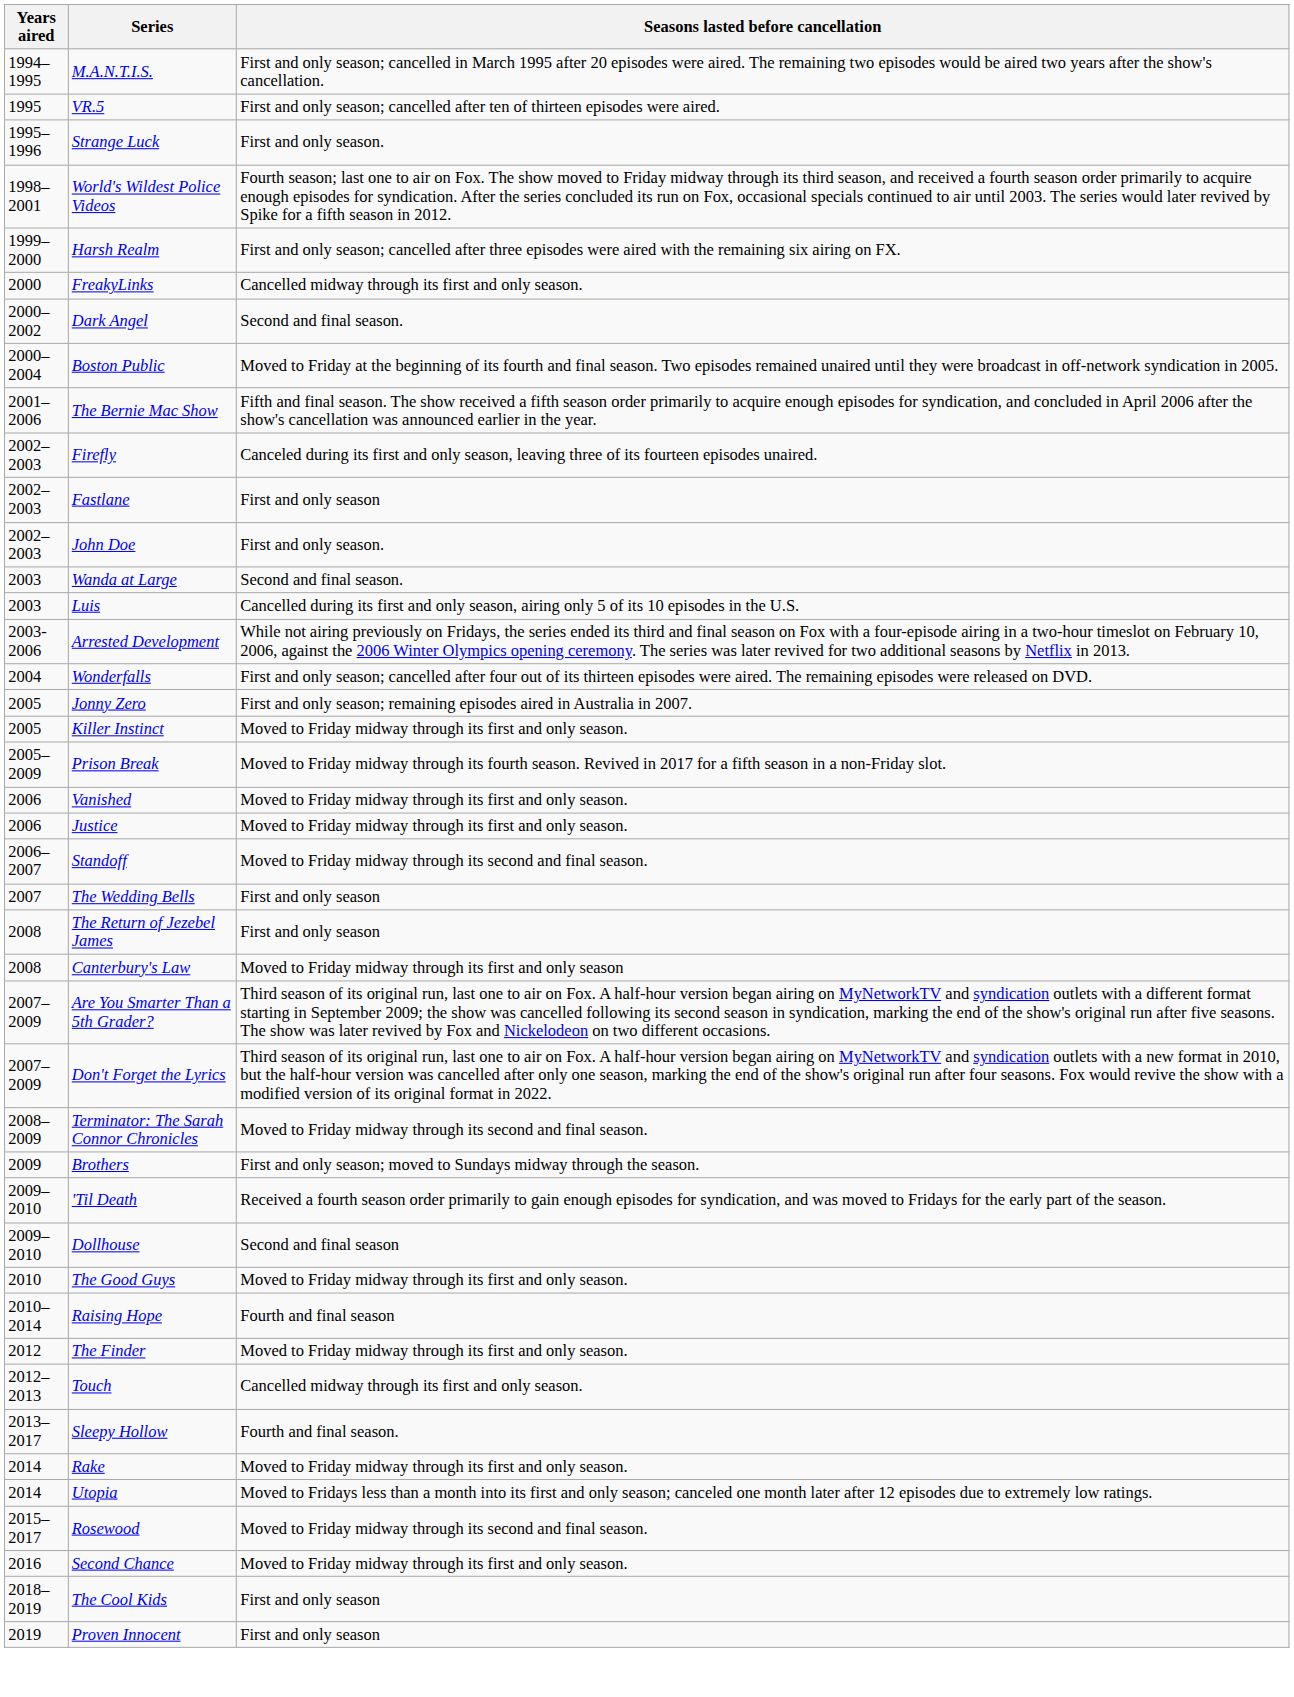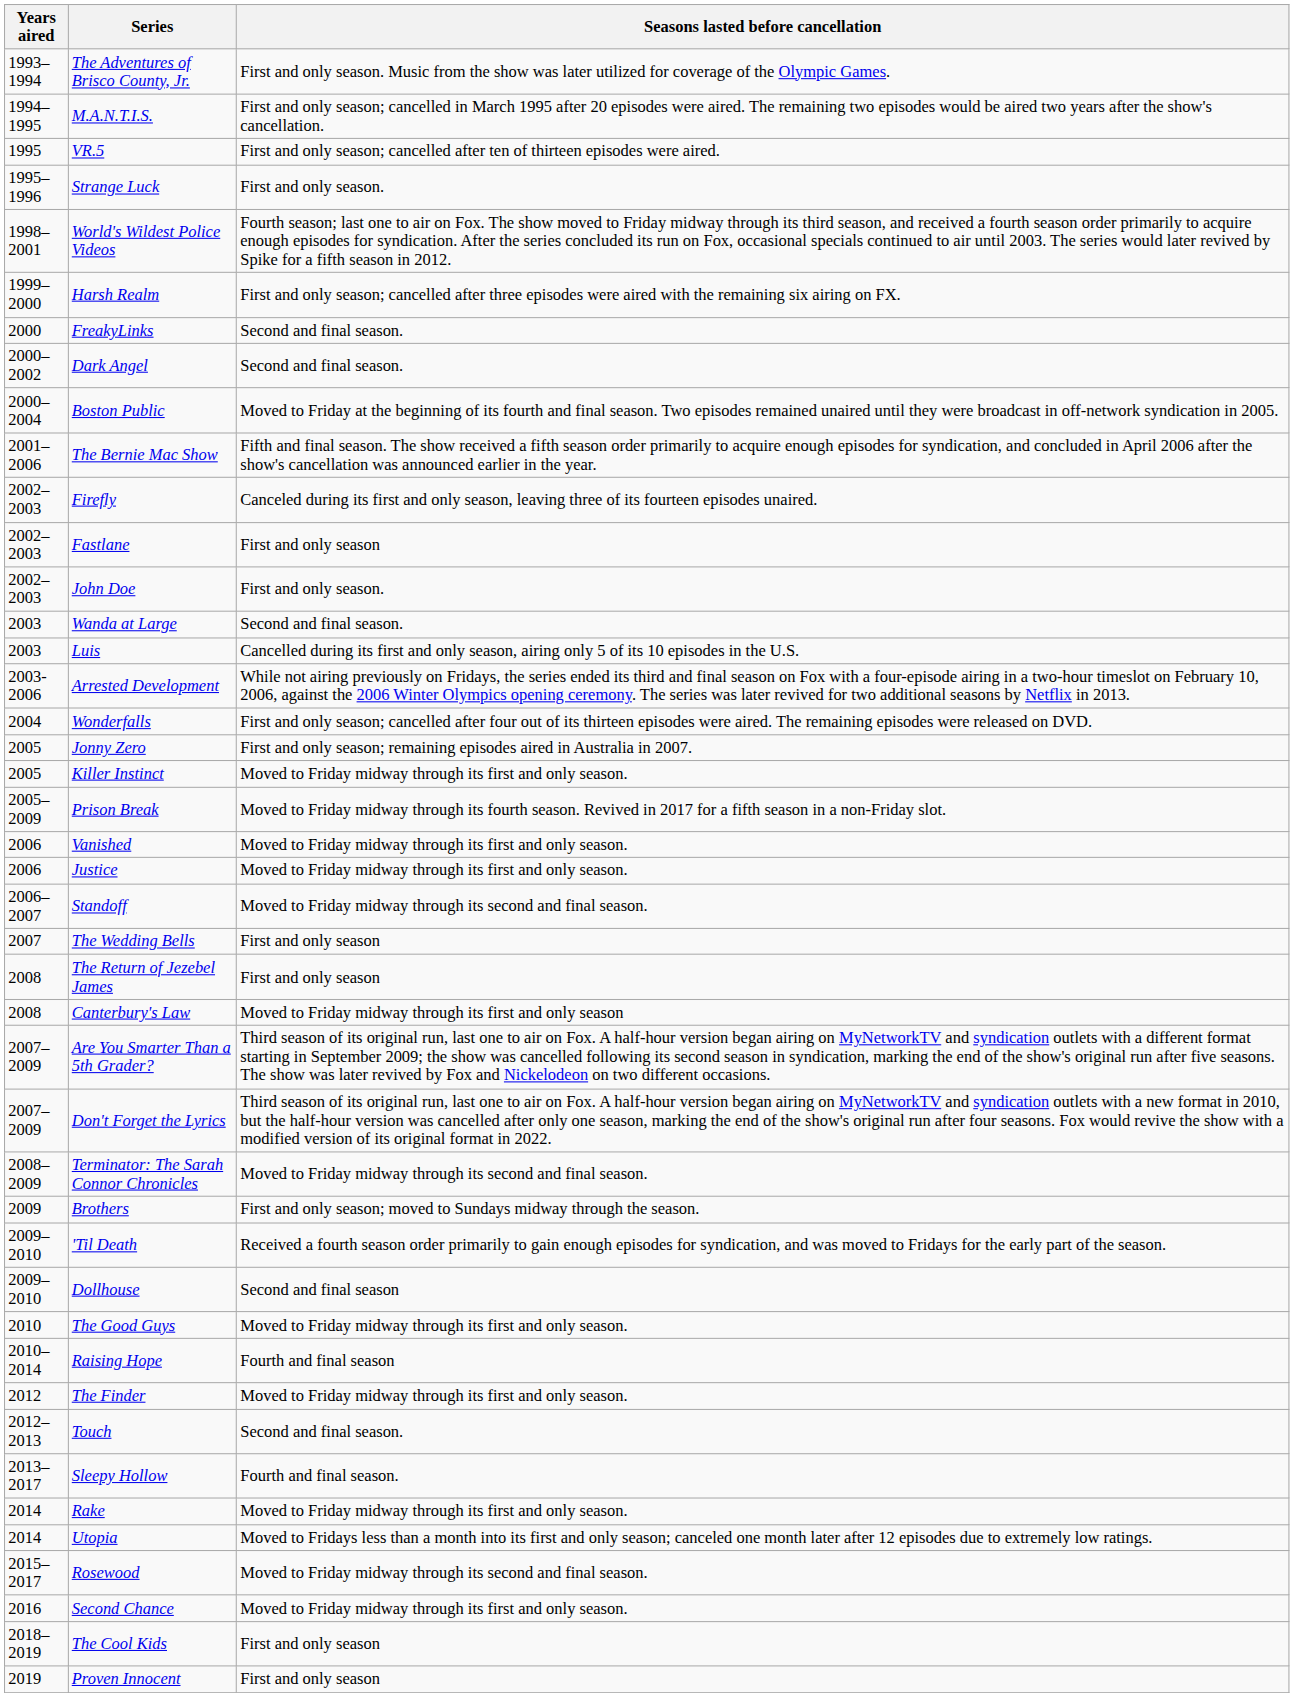+ row: (131, 71)
(411, 285) Cancelled midway through its first and only season. -> (322, 330) Second and final season.
(411, 1386) Cancelled midway through its first and only season. -> (322, 1431) Second and final season.
